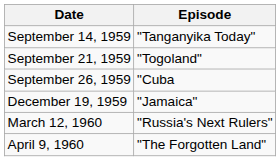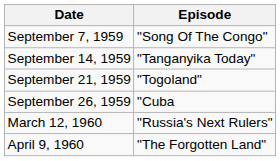+ row: (65, 36)
- row: (67, 101)
